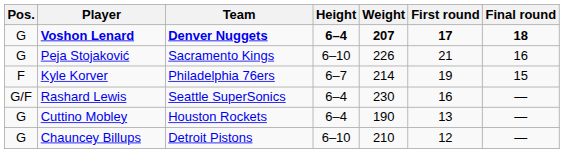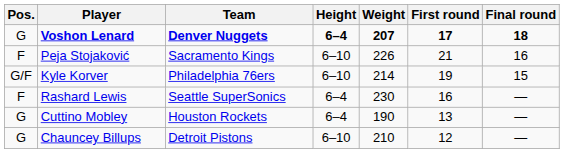(21, 55) G -> (21, 55) F
(21, 76) F -> (21, 76) G/F
(336, 76) 6–7 -> (336, 76) 6–10
(21, 96) G/F -> (21, 96) F
